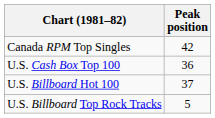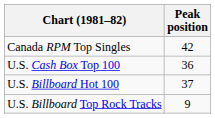(188, 103) 5 -> (188, 103) 9
